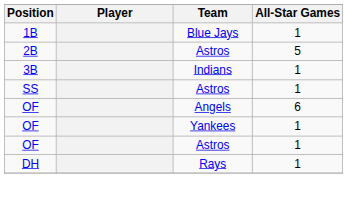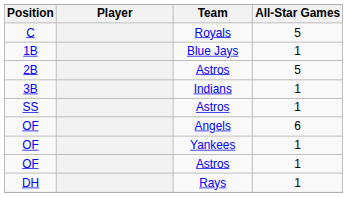+ row: (30, 32)
